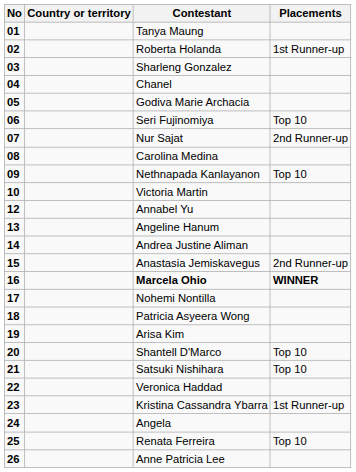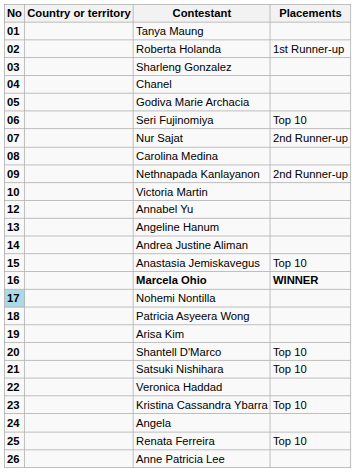(290, 174) Top 10 -> (310, 174) 2nd Runner-up
(310, 263) 2nd Runner-up -> (290, 263) Top 10
(13, 298) no background -> (13, 298) lightblue background
(309, 405) 1st Runner-up -> (290, 405) Top 10
